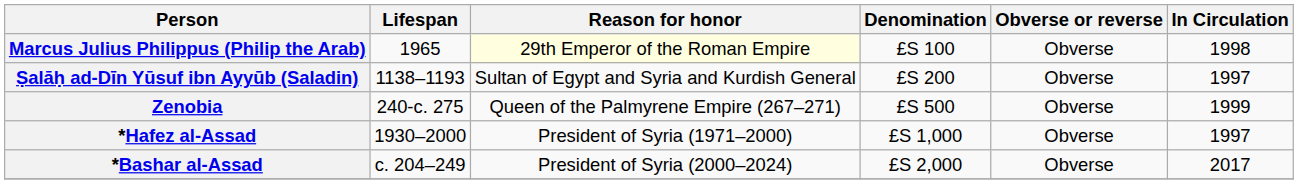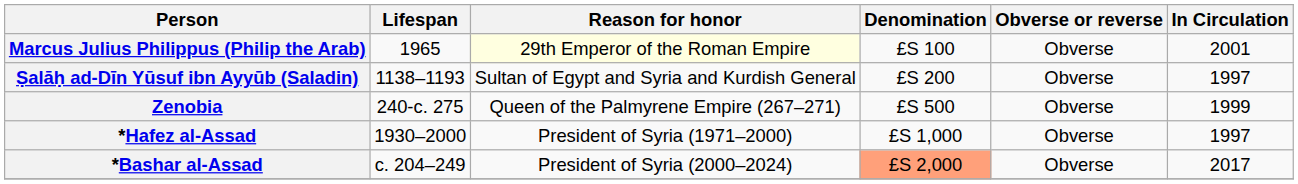(1230, 48) 1998 -> (1230, 48) 2001
(926, 165) no background -> (926, 165) lightsalmon background
